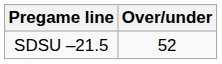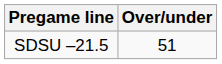(167, 44) 52 -> (167, 44) 51
